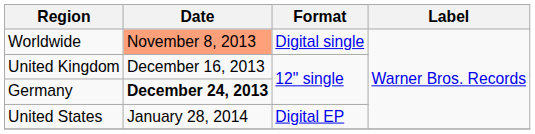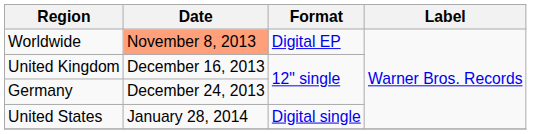(320, 41) Digital single -> (306, 41) Digital EP
(198, 91) bold -> (196, 91) normal
(310, 116) Digital EP -> (316, 116) Digital single
